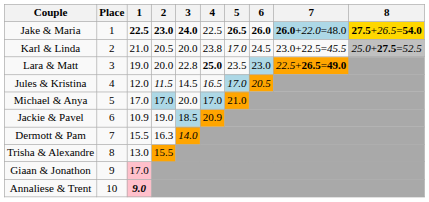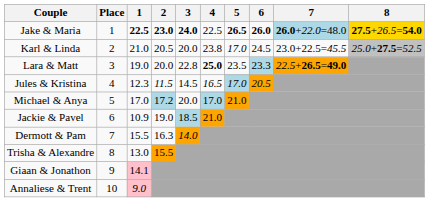(261, 65) 23.0 -> (261, 65) 23.3
(139, 83) 12.0 -> (139, 83) 12.3
(164, 100) 17.0 -> (164, 100) 17.2
(212, 118) 20.9 -> (212, 118) 21.0
(139, 170) 17.0 -> (139, 170) 14.1
(139, 188) bold -> (139, 188) normal
